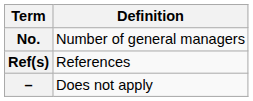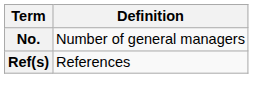- row: (29, 85)
